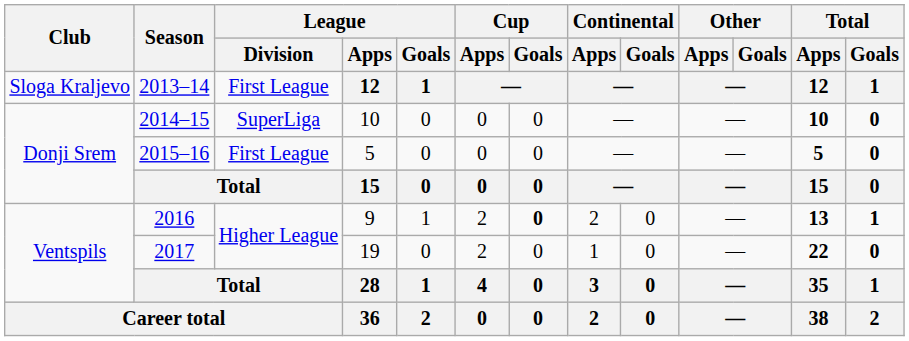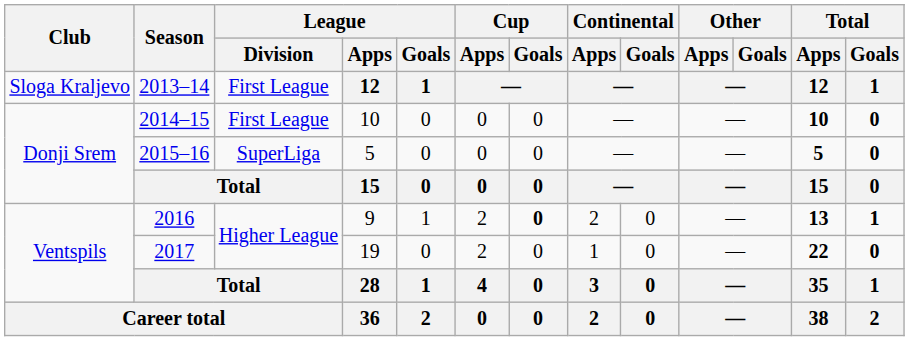(278, 120) SuperLiga -> (278, 120) First League
(278, 153) First League -> (278, 153) SuperLiga
